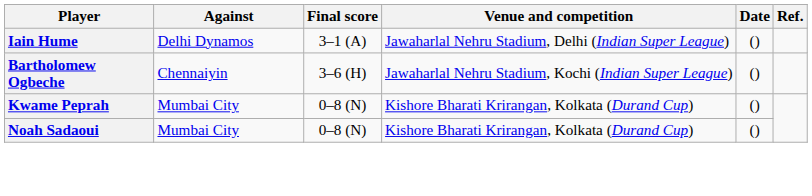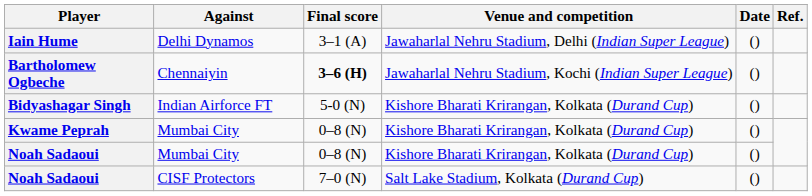(343, 73) normal -> (343, 73) bold
+ row: (69, 105)
+ row: (53, 178)
